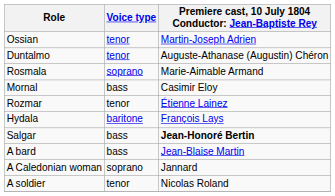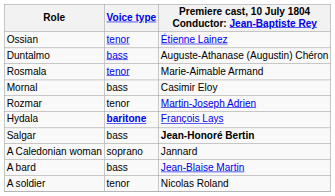(208, 39) Martin-Joseph Adrien -> (194, 39) Étienne Lainez
(118, 55) tenor -> (117, 55) bass
(125, 71) soprano -> (118, 71) tenor
(194, 103) Étienne Lainez -> (208, 103) Martin-Joseph Adrien
(125, 119) normal -> (126, 119) bold
rows swapped: (21, 151) <-> (54, 167)
